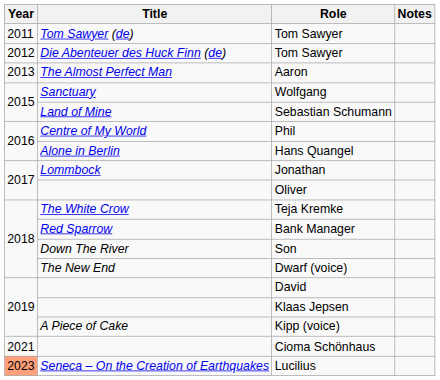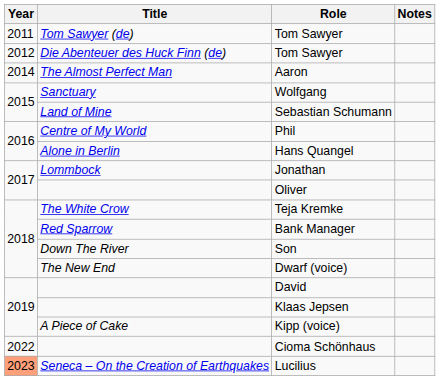(21, 72) 2013 -> (21, 72) 2014
(21, 346) 2021 -> (21, 346) 2022
